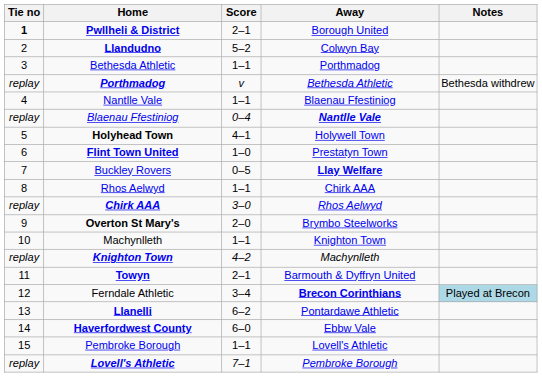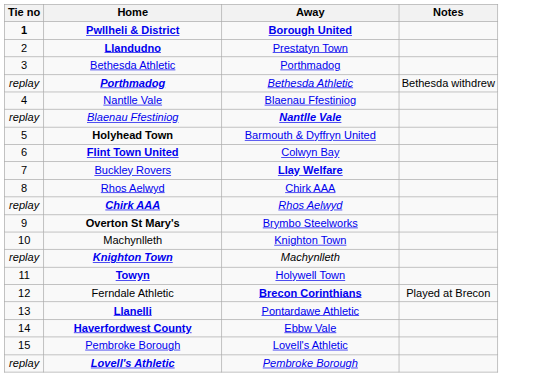- column: (241, 13)
(350, 30) normal -> (310, 30) bold
(350, 48) Colwyn Bay -> (310, 48) Prestatyn Town
(350, 135) Holywell Town -> (310, 135) Barmouth & Dyffryn United
(350, 153) Prestatyn Town -> (310, 153) Colwyn Bay
(350, 275) Barmouth & Dyffryn United -> (310, 275) Holywell Town
(488, 293) lightblue background -> (448, 293) no background
